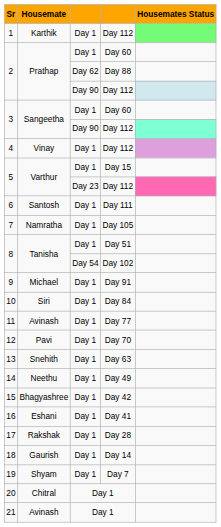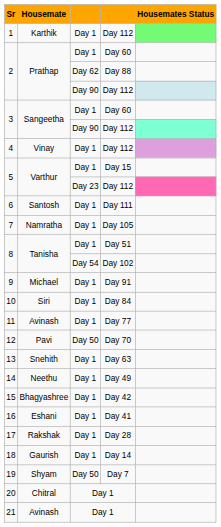(85, 339) Day 1 -> (85, 339) Day 50
(85, 474) Day 1 -> (85, 474) Day 50
